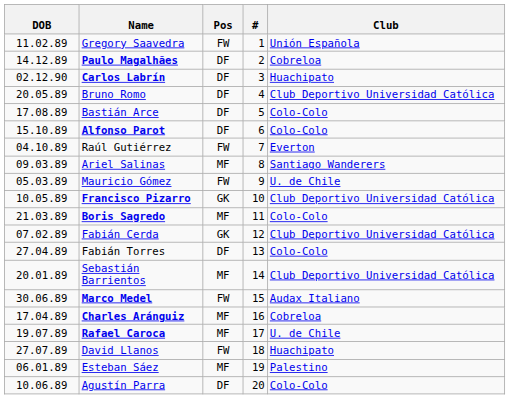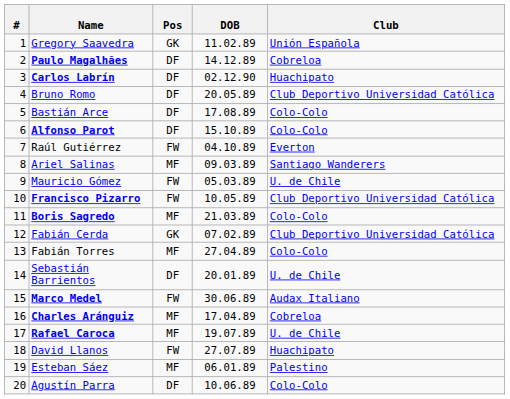columns swapped: (255, 25) <-> (42, 25)
(223, 43) FW -> (173, 43) GK
(223, 199) GK -> (173, 199) FW
(223, 251) DF -> (173, 251) MF
(223, 275) MF -> (173, 275) DF
(382, 275) Club Deportivo Universidad Católica -> (305, 275) U. de Chile
